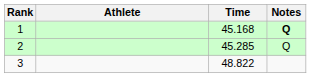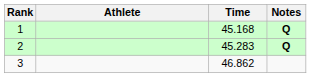(238, 47) 45.285 -> (238, 47) 45.283
(286, 47) normal -> (286, 47) bold
(238, 64) 48.822 -> (238, 64) 46.862
